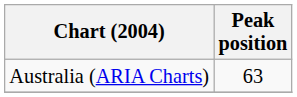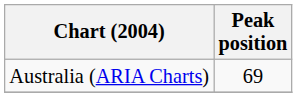(253, 75) 63 -> (253, 75) 69
